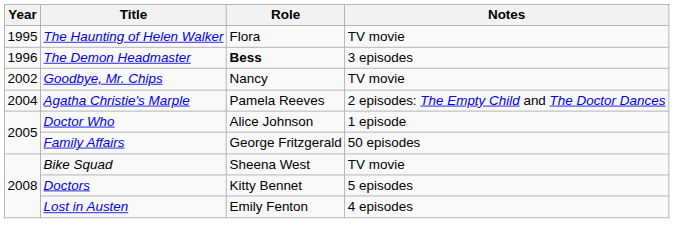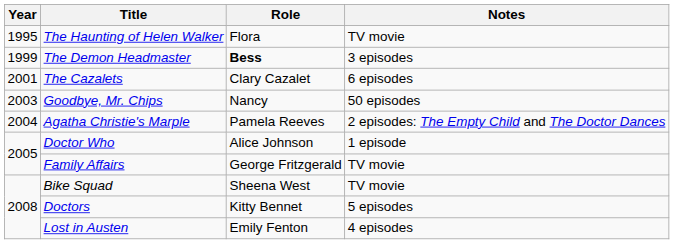(22, 57) 1996 -> (22, 57) 1999
+ row: (83, 79)
(22, 79) 2002 -> (22, 100) 2003
(376, 79) TV movie -> (384, 100) 50 episodes
(384, 143) 50 episodes -> (376, 164) TV movie
